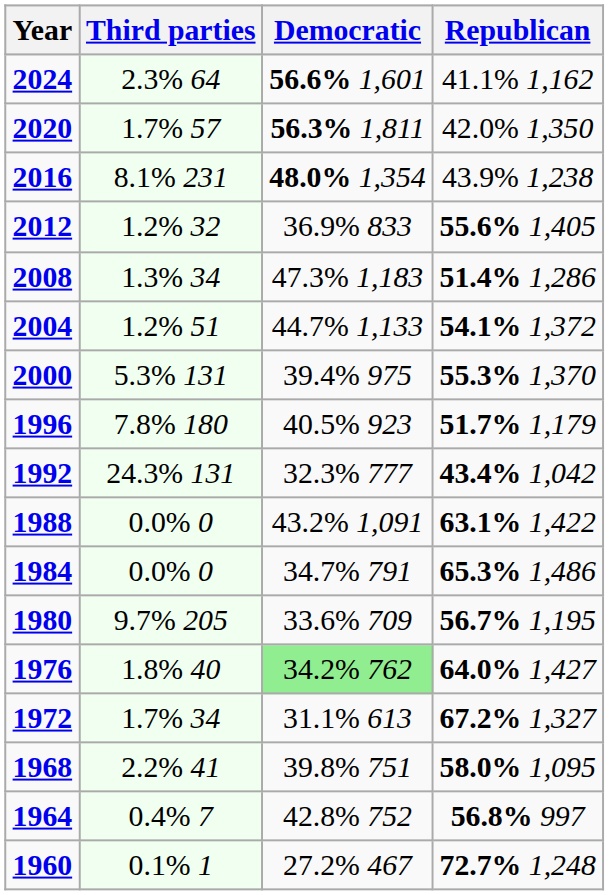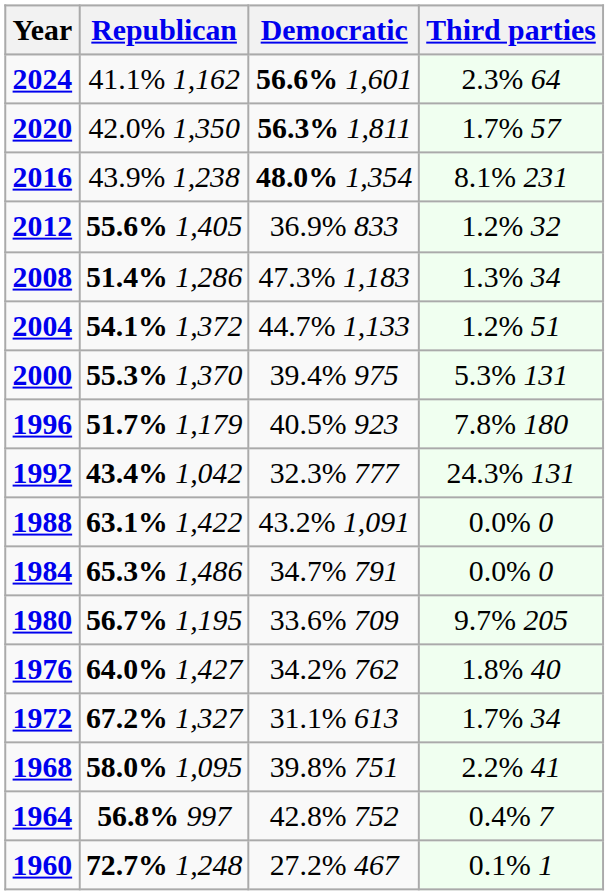columns swapped: (518, 29) <-> (171, 29)
(347, 668) lightgreen background -> (334, 668) no background
